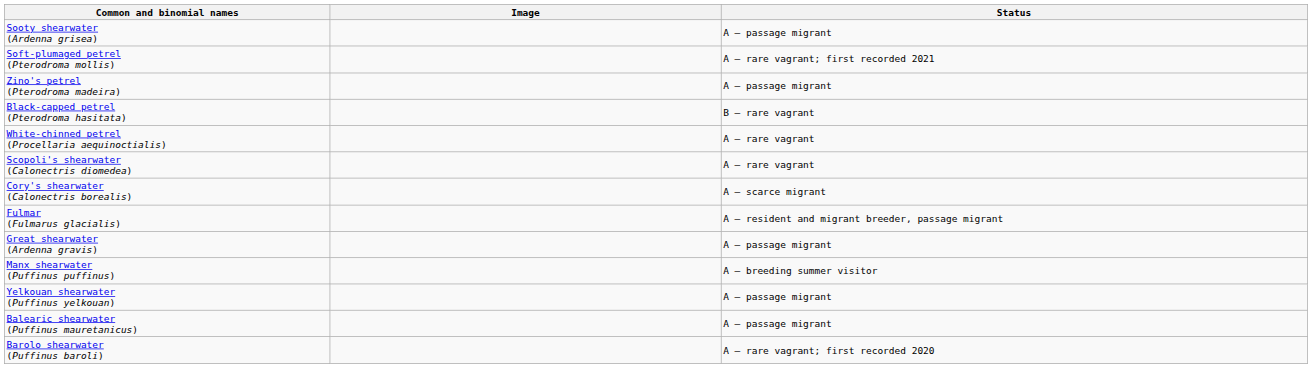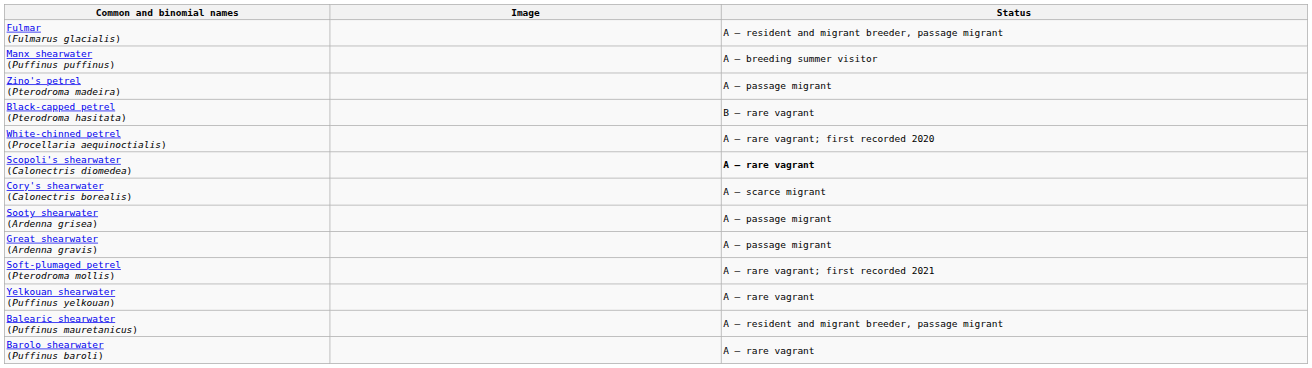rows swapped: (64, 218) <-> (52, 33)
rows swapped: (64, 59) <-> (61, 271)
(769, 139) A – rare vagrant -> (829, 139) A – rare vagrant; first recorded 2020
(769, 165) normal -> (769, 165) bold
(777, 297) A – passage migrant -> (769, 297) A – rare vagrant
(777, 324) A – passage migrant -> (863, 324) A – resident and migrant breeder, passage migrant
(829, 350) A – rare vagrant; first recorded 2020 -> (769, 350) A – rare vagrant
